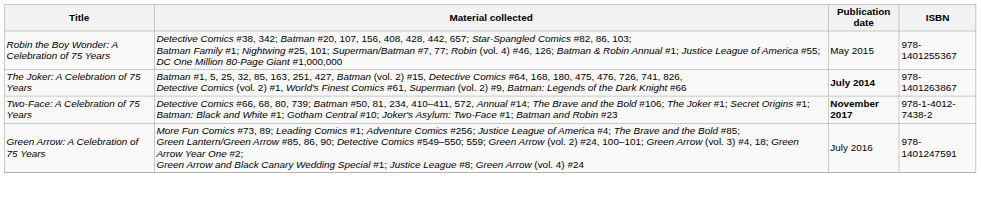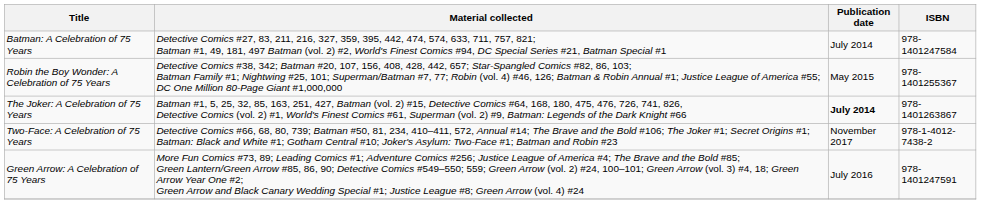+ row: (69, 44)
(855, 109) bold -> (853, 136) normal
